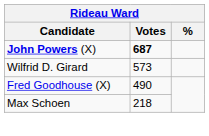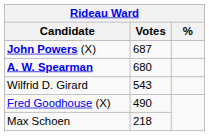(142, 49) bold -> (142, 49) normal
+ row: (50, 67)
(142, 67) 573 -> (142, 85) 543
